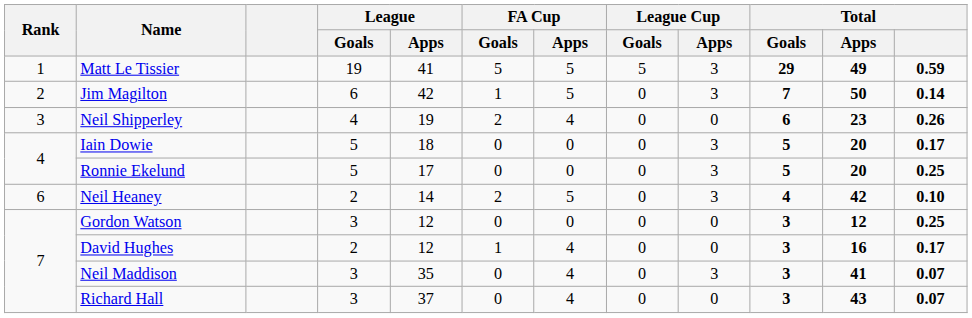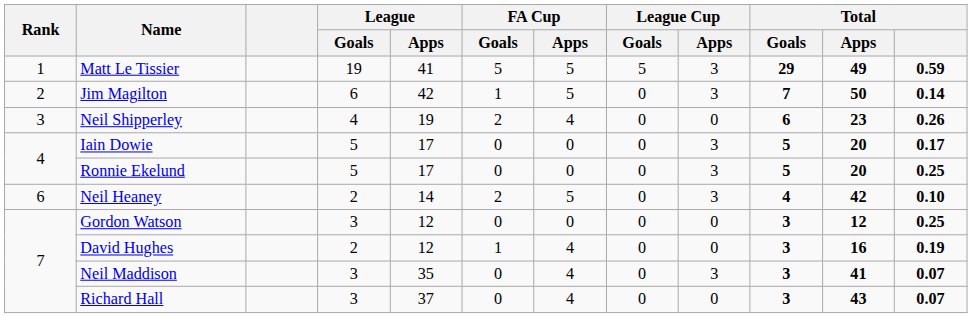(426, 145) 18 -> (426, 145) 17
(930, 247) 0.17 -> (930, 247) 0.19
